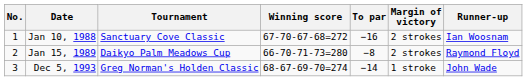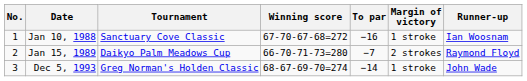(416, 38) 2 strokes -> (413, 38) 1 stroke
(369, 53) −8 -> (369, 53) −7
